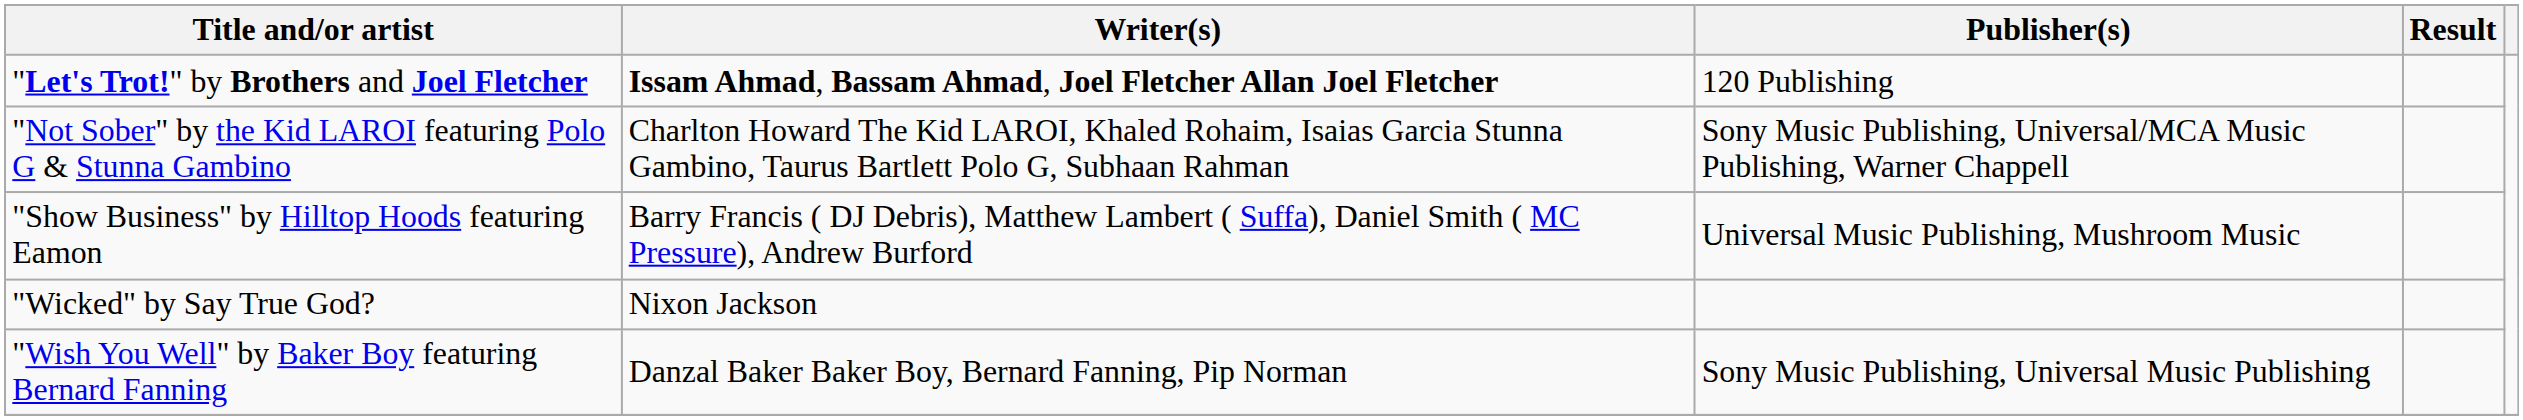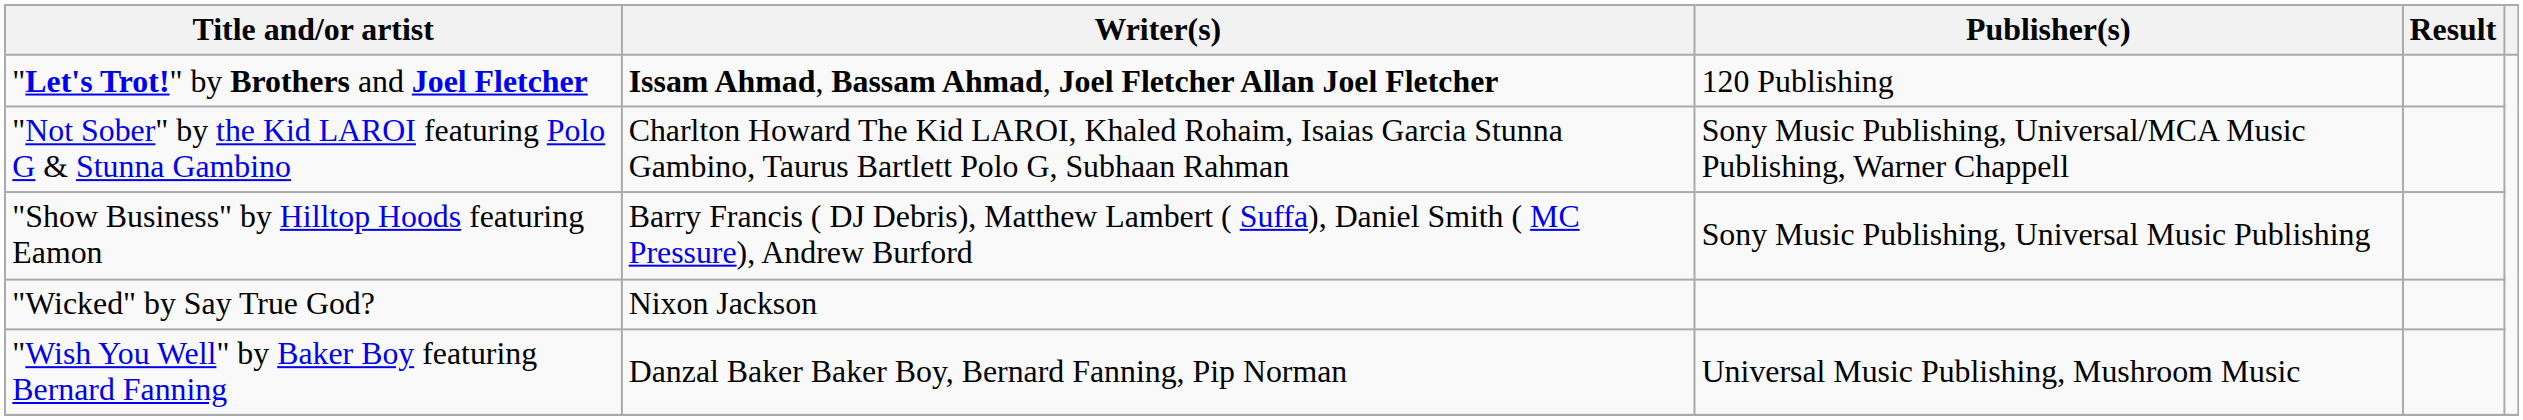(2001, 234) Universal Music Publishing, Mushroom Music -> (2036, 234) Sony Music Publishing, Universal Music Publishing
(2036, 371) Sony Music Publishing, Universal Music Publishing -> (2001, 371) Universal Music Publishing, Mushroom Music
